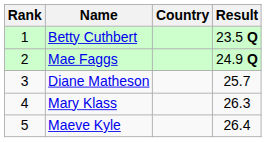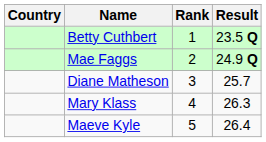columns swapped: (25, 15) <-> (183, 15)
